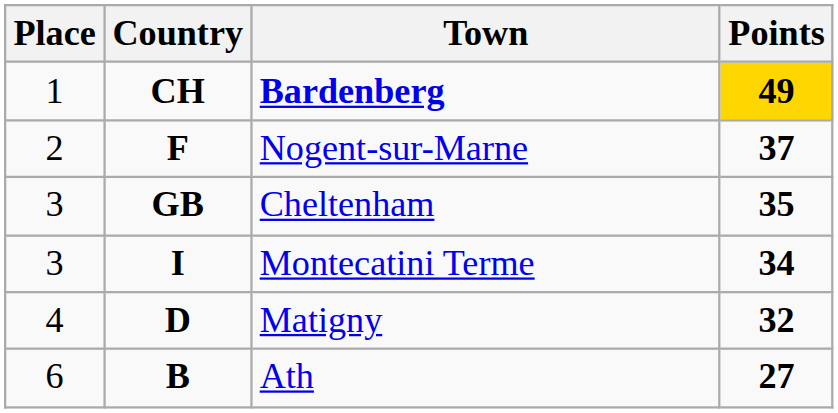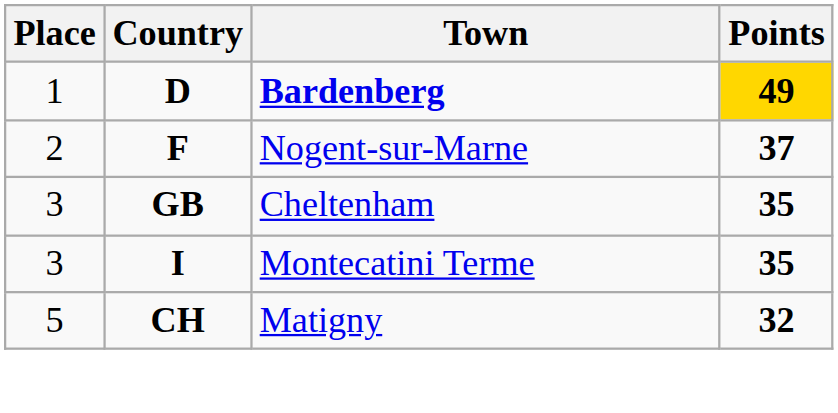(178, 90) CH -> (178, 90) D
(777, 262) 34 -> (777, 262) 35
(55, 319) 4 -> (55, 319) 5
(178, 319) D -> (178, 319) CH
- row: (287, 377)
